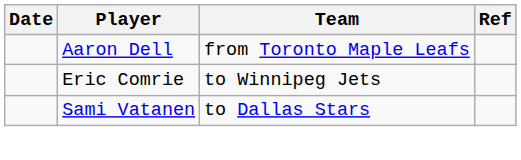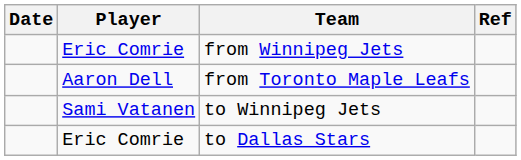+ row: (304, 50)
(123, 80) Eric Comrie -> (129, 110) Sami Vatanen
(129, 110) Sami Vatanen -> (123, 140) Eric Comrie
